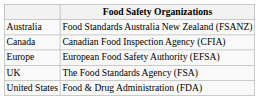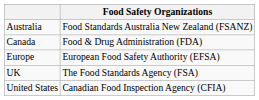(144, 42) Canadian Food Inspection Agency (CFIA) -> (132, 42) Food & Drug Administration (FDA)
(132, 88) Food & Drug Administration (FDA) -> (144, 88) Canadian Food Inspection Agency (CFIA)
